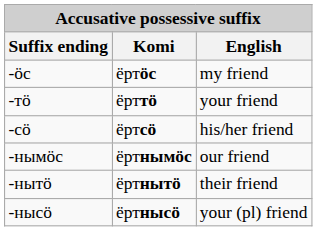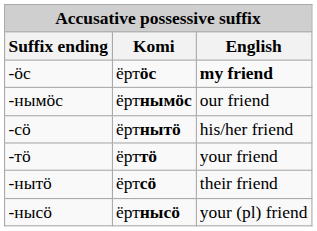(234, 73) normal -> (236, 73) bold
rows swapped: (20, 101) <-> (36, 156)
(136, 128) ёртсӧ -> (148, 128) ёртнытӧ
(148, 184) ёртнытӧ -> (136, 184) ёртсӧ
